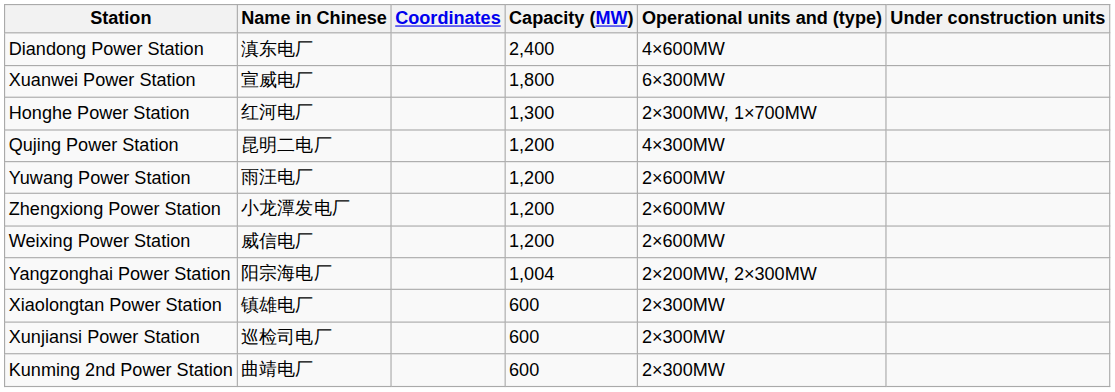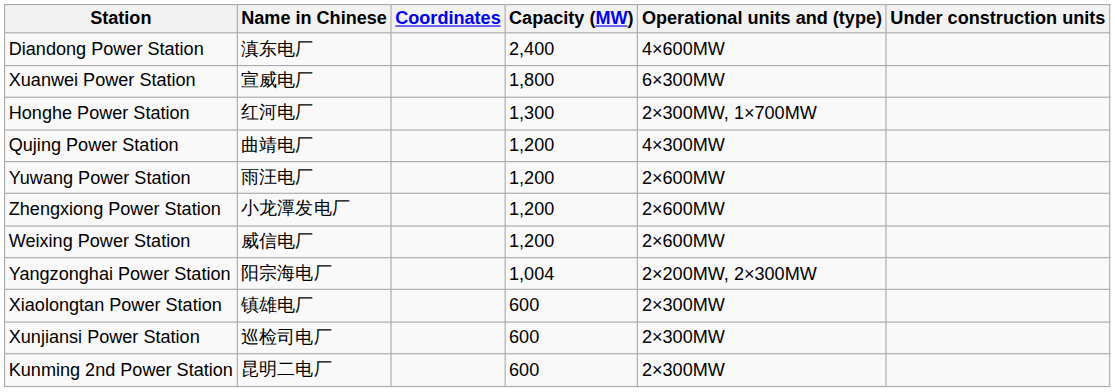(286, 144) 昆明二电厂 -> (277, 144) 曲靖电厂
(277, 369) 曲靖电厂 -> (286, 369) 昆明二电厂
